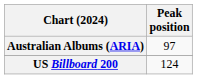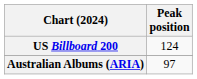rows swapped: (76, 45) <-> (76, 64)
